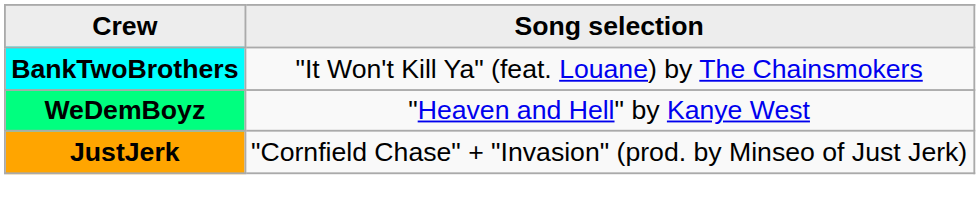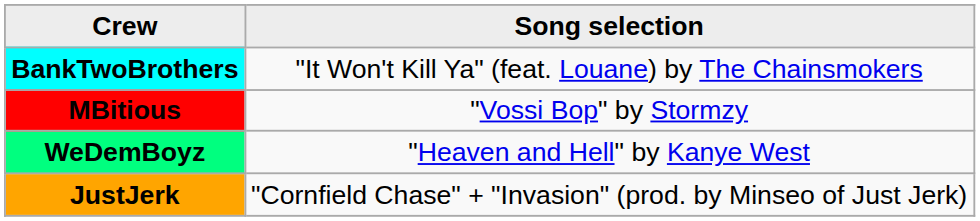+ row: (125, 111)
